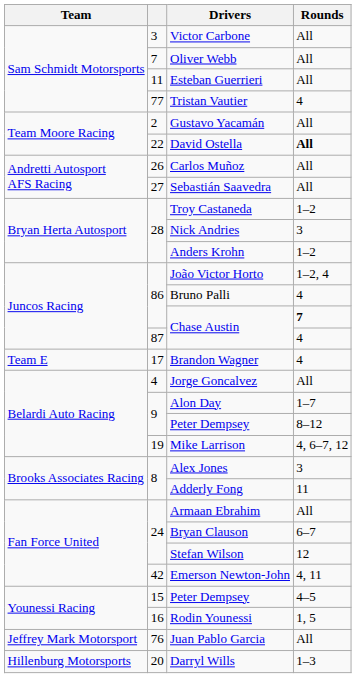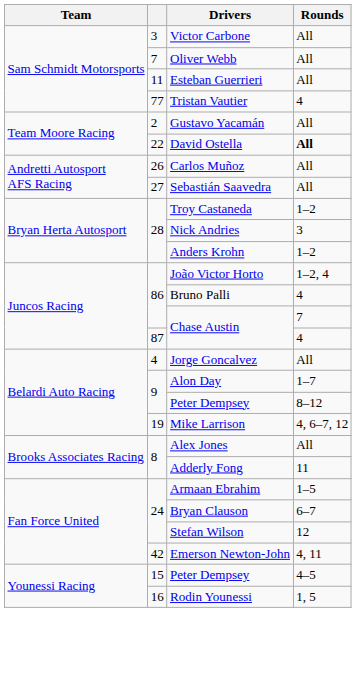(299, 316) bold -> (299, 316) normal
- row: (157, 359)
(299, 467) 3 -> (305, 445) All
(305, 510) All -> (306, 488) 1–5
- row: (157, 639)
- row: (157, 661)
